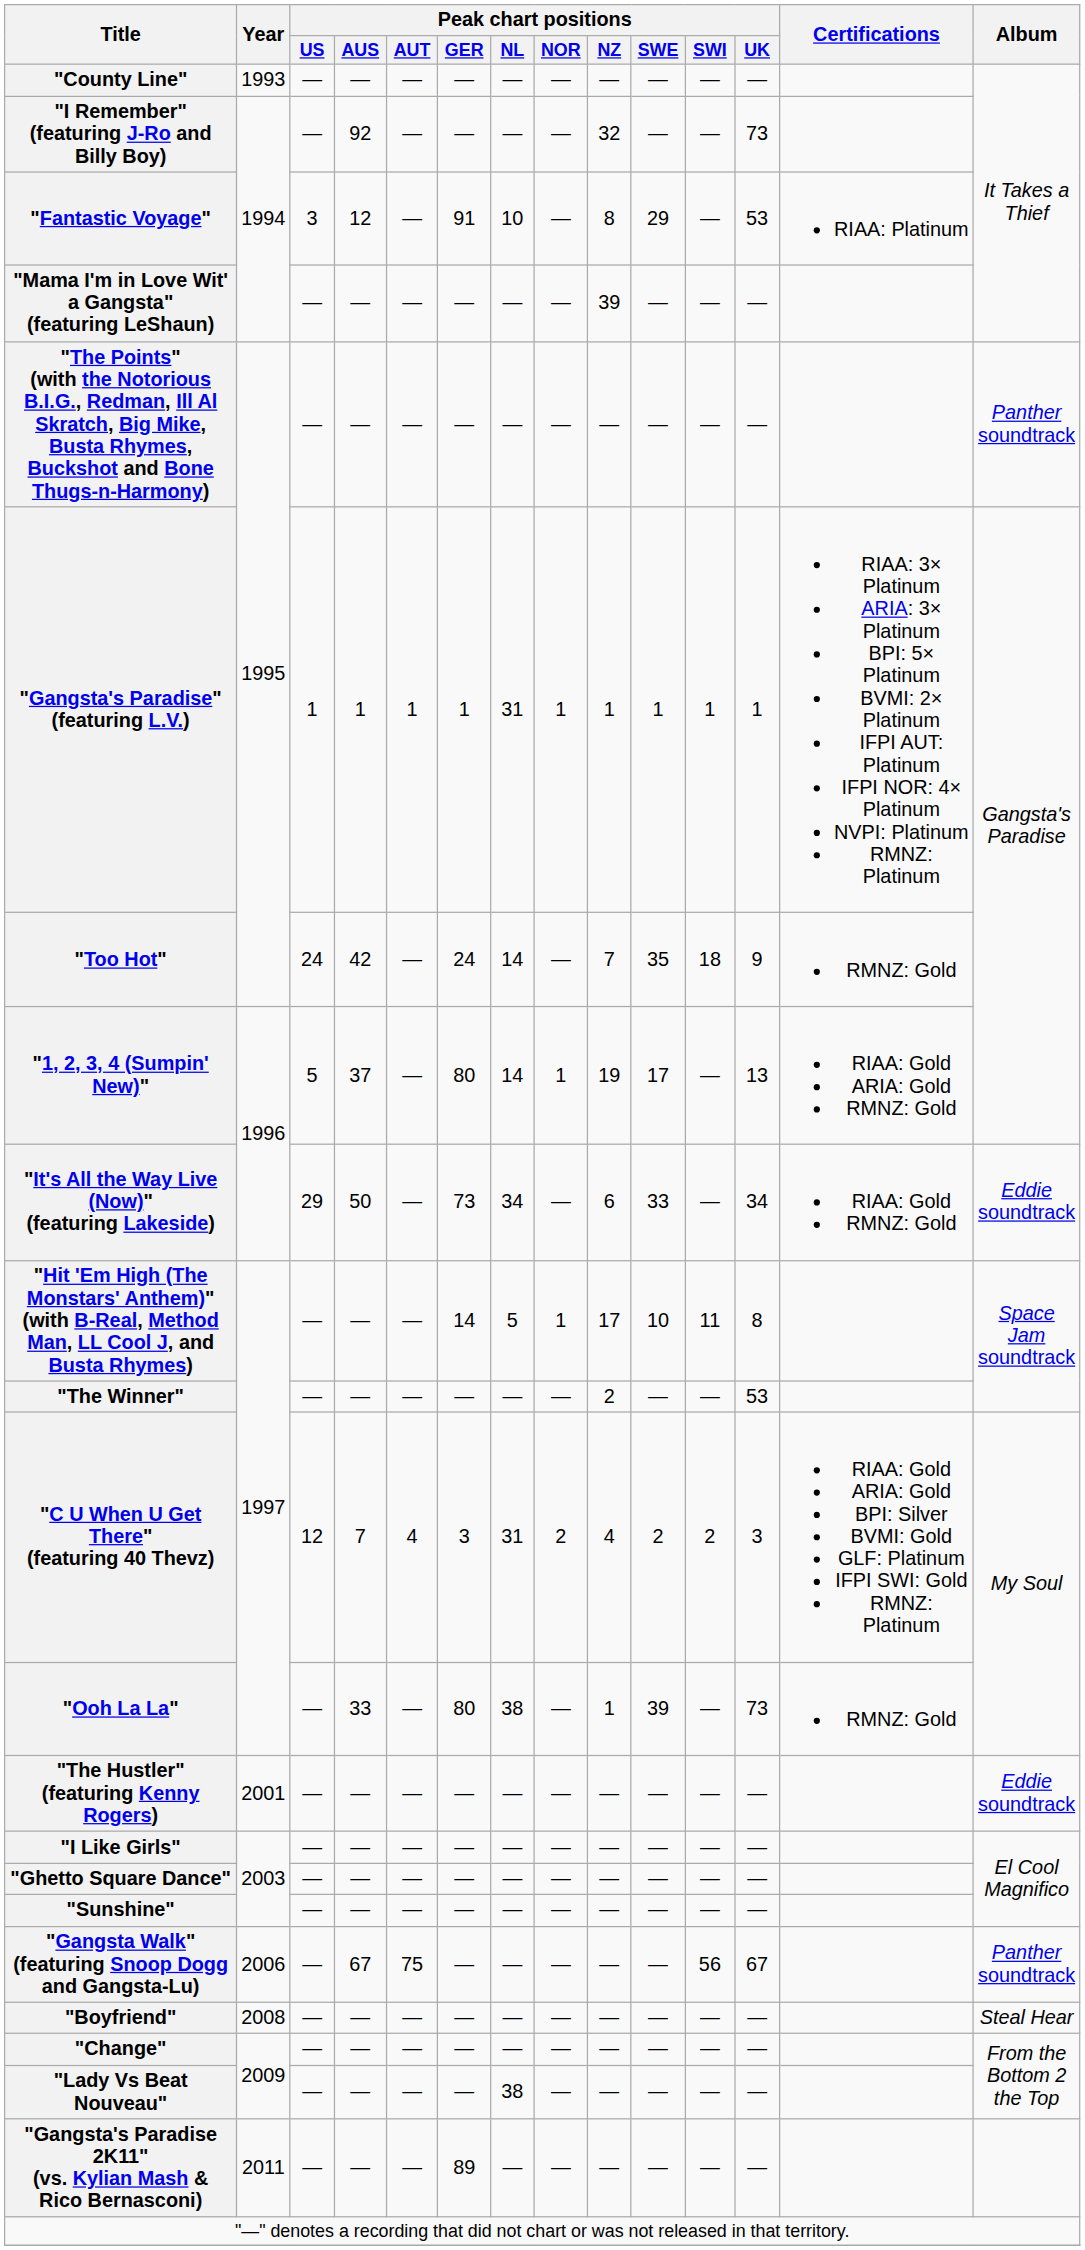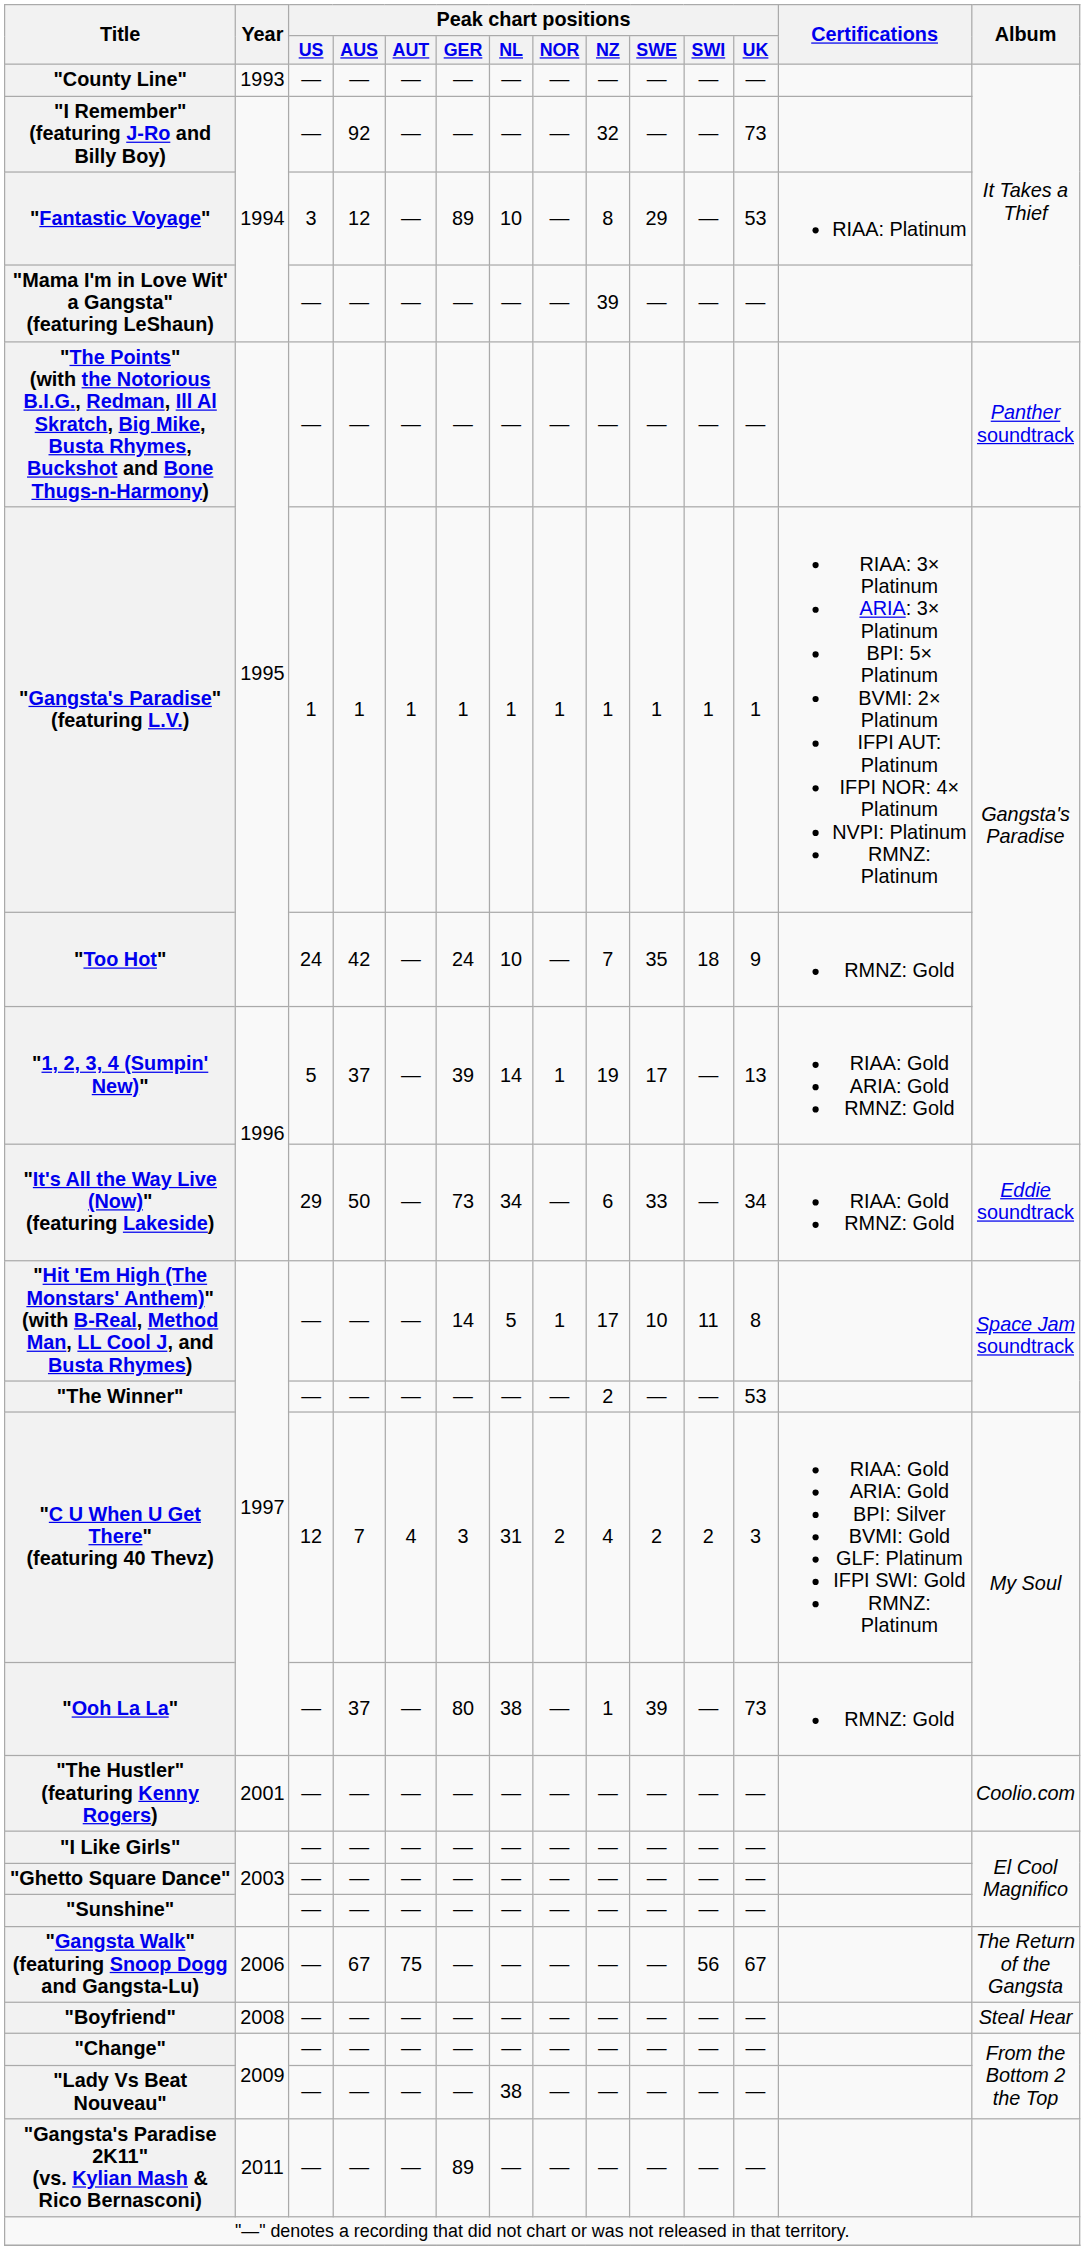(464, 218) 91 -> (463, 218) 89
(512, 709) 31 -> (511, 709) 1
(512, 959) 14 -> (511, 959) 10
(464, 1075) 80 -> (463, 1075) 39
(360, 1708) 33 -> (359, 1708) 37
(1027, 1793) Eddie soundtrack -> (1026, 1793) Coolio.com
(1027, 1963) Panther soundtrack -> (1026, 1963) The Return of the Gangsta
